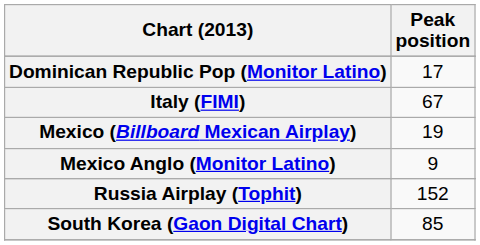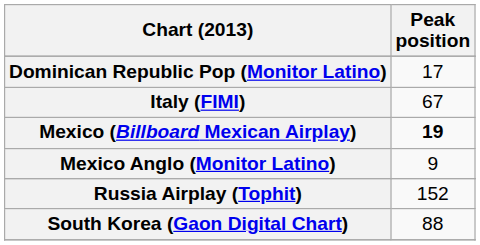(433, 132) normal -> (433, 132) bold
(433, 224) 85 -> (433, 224) 88
